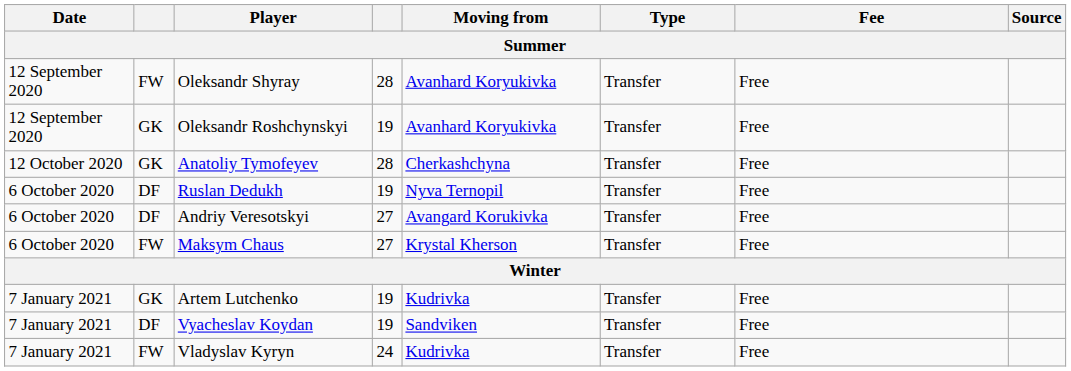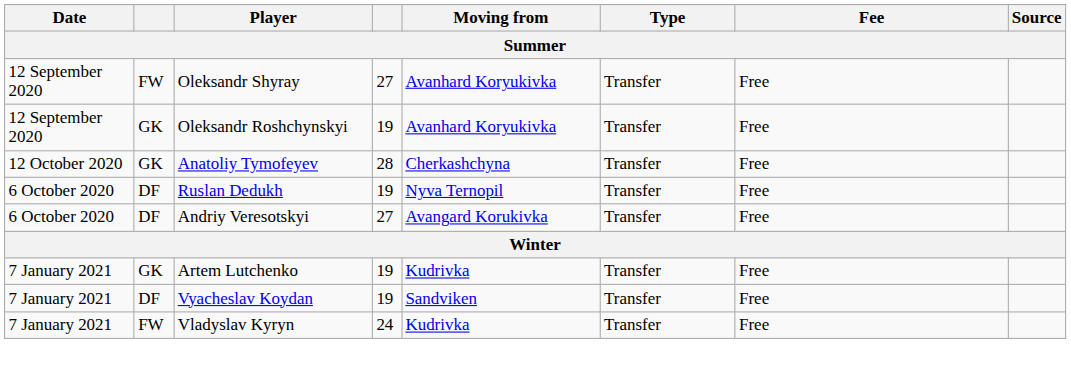(385, 81) 28 -> (385, 81) 27
- row: (231, 244)
